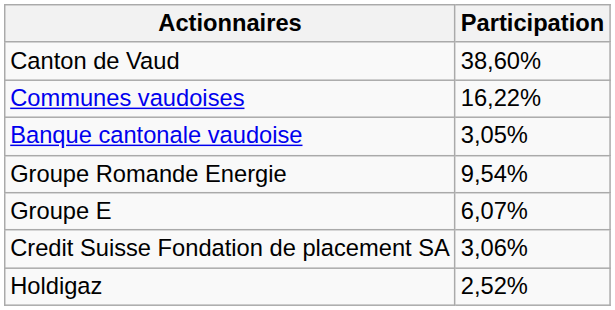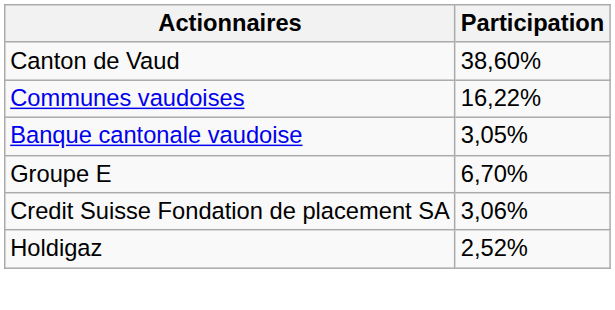- row: (148, 173)
(494, 211) 6,07% -> (494, 173) 6,70%
